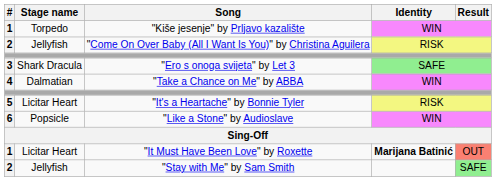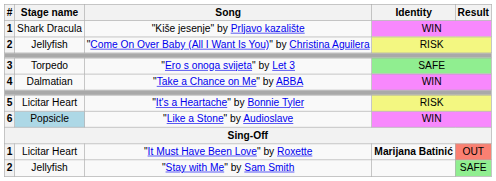(50, 28) Torpedo -> (50, 28) Shark Dracula
(50, 66) Shark Dracula -> (50, 66) Torpedo
(50, 119) no background -> (50, 119) lightblue background
